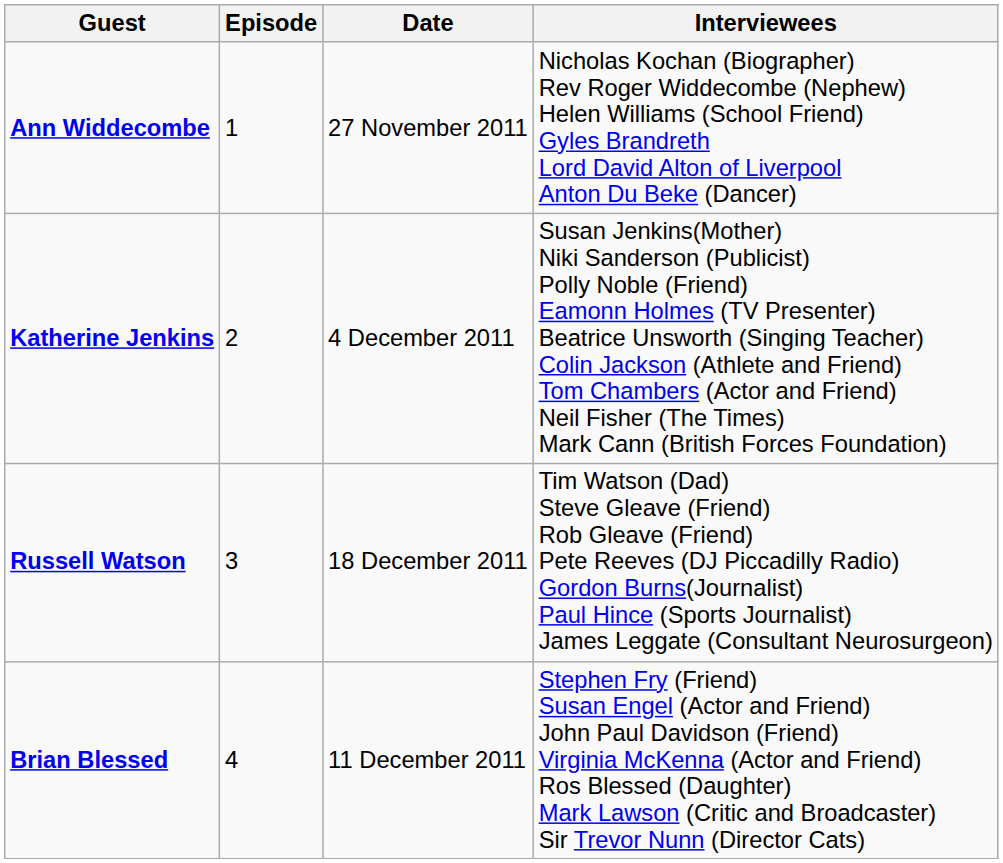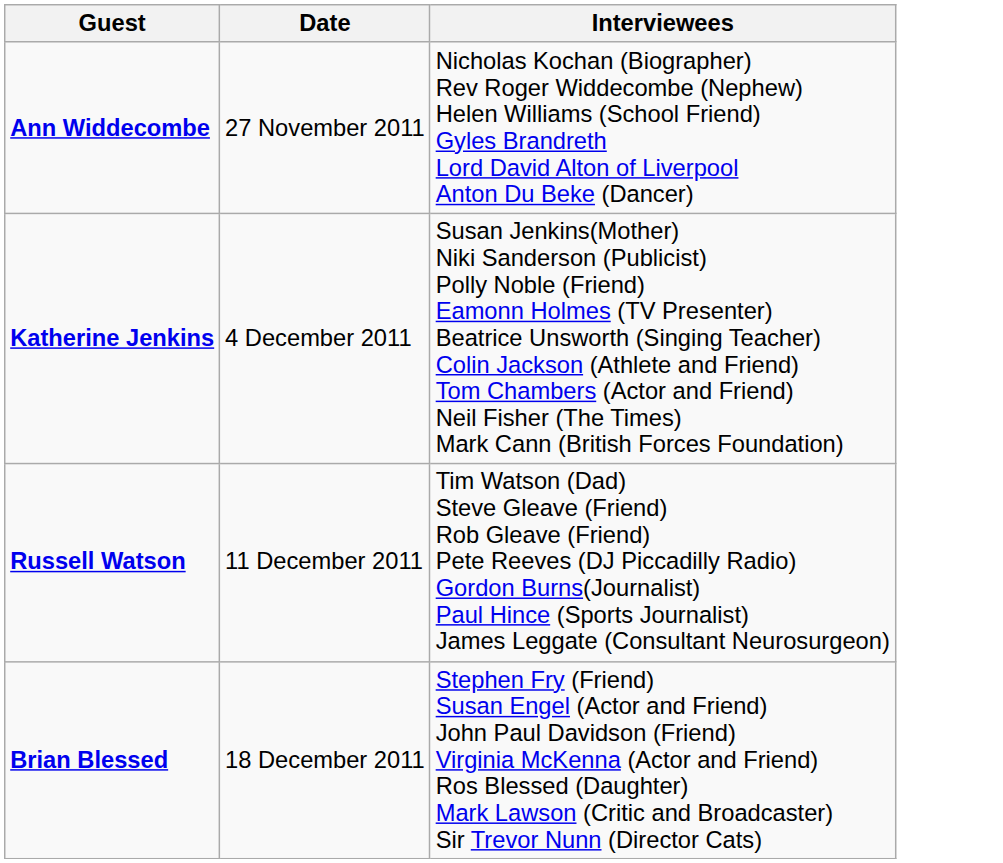- column: (271, 23)
(428, 562) 18 December 2011 -> (324, 562) 11 December 2011
(427, 759) 11 December 2011 -> (325, 759) 18 December 2011
